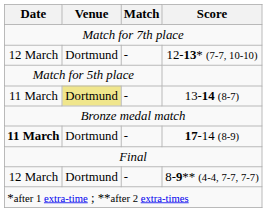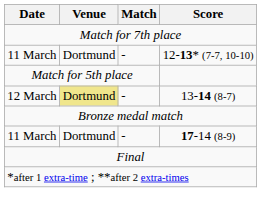(33, 55) 12 March -> (32, 55) 11 March
(33, 95) 11 March -> (32, 95) 12 March
(33, 136) bold -> (32, 136) normal
- row: (212, 177)
